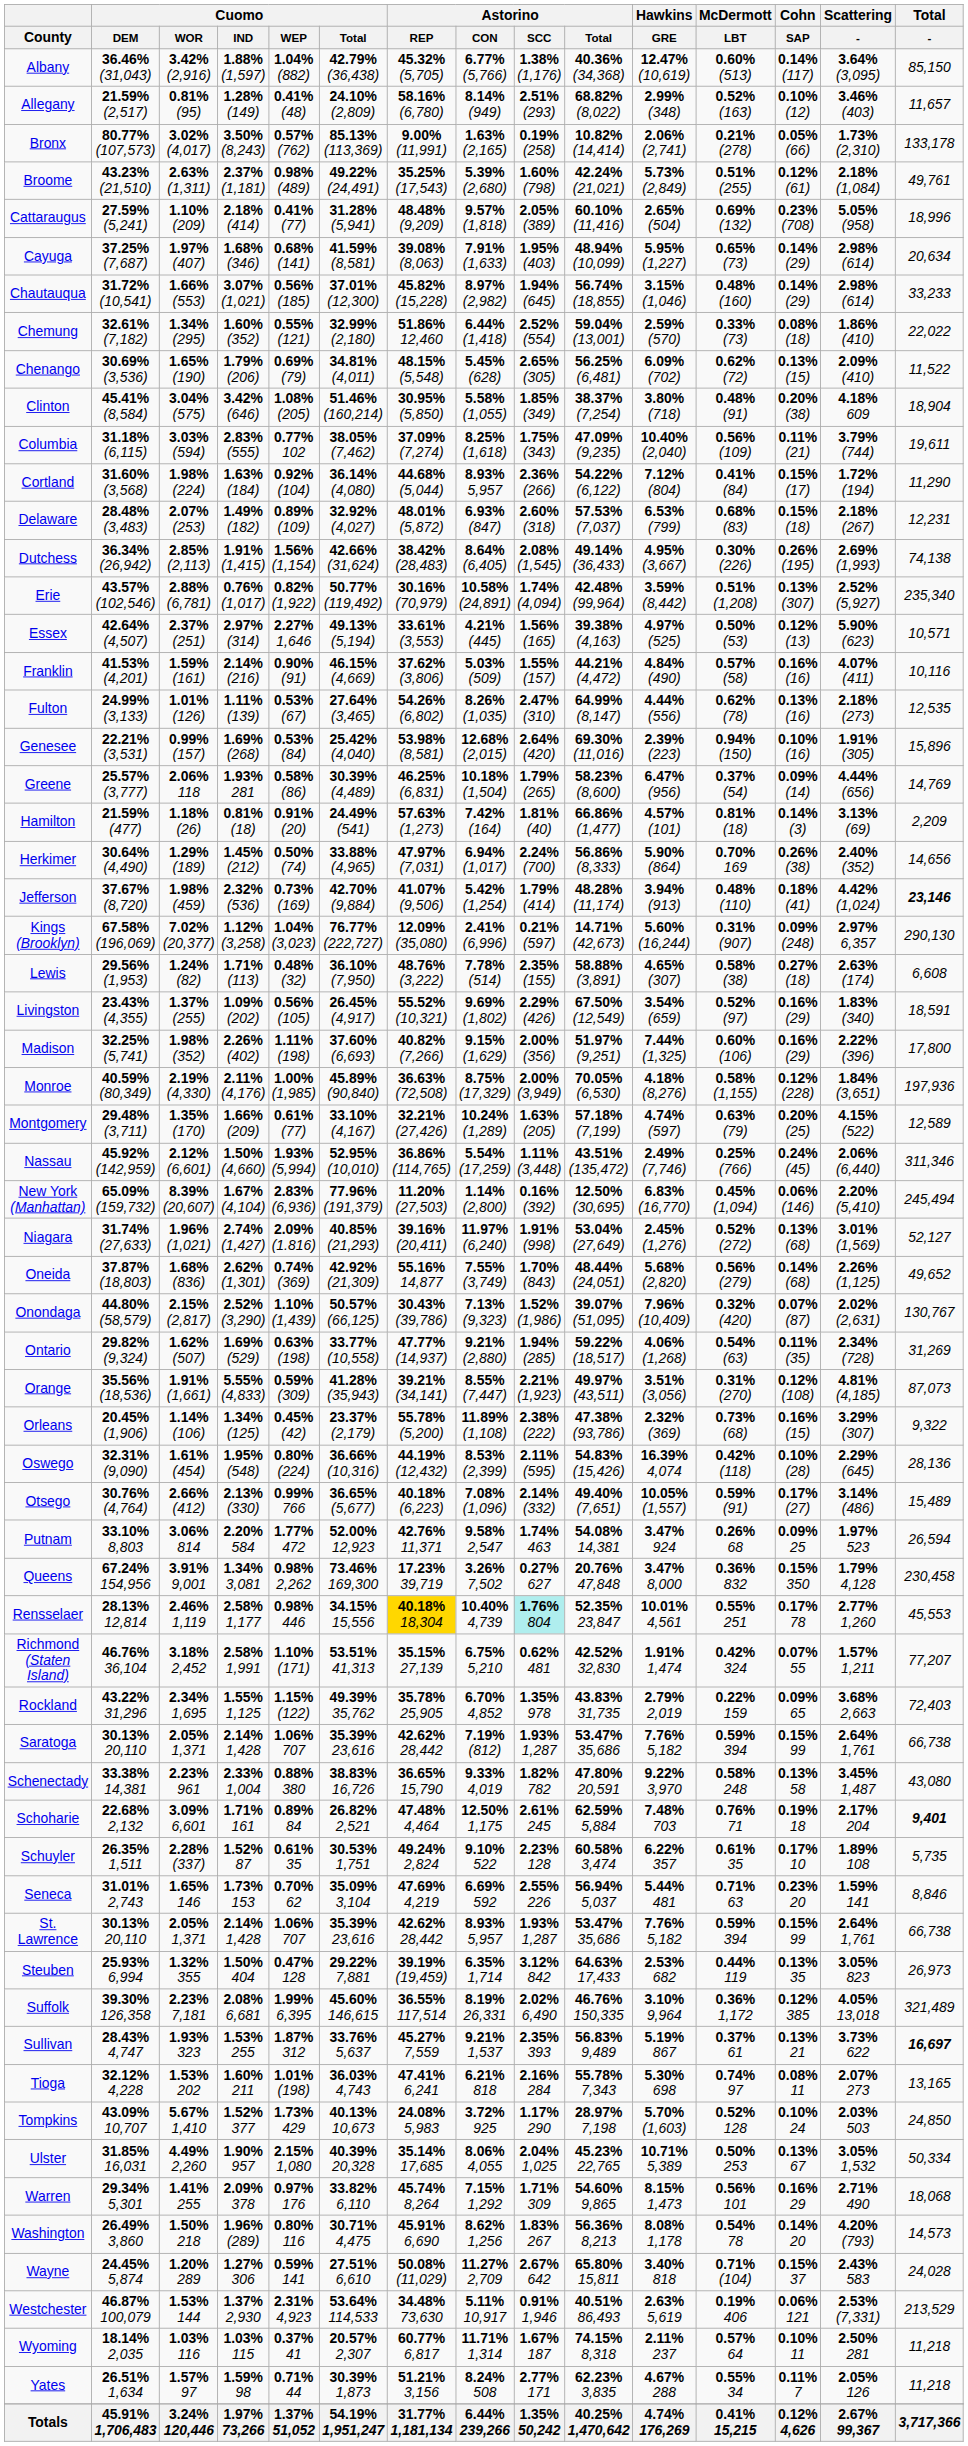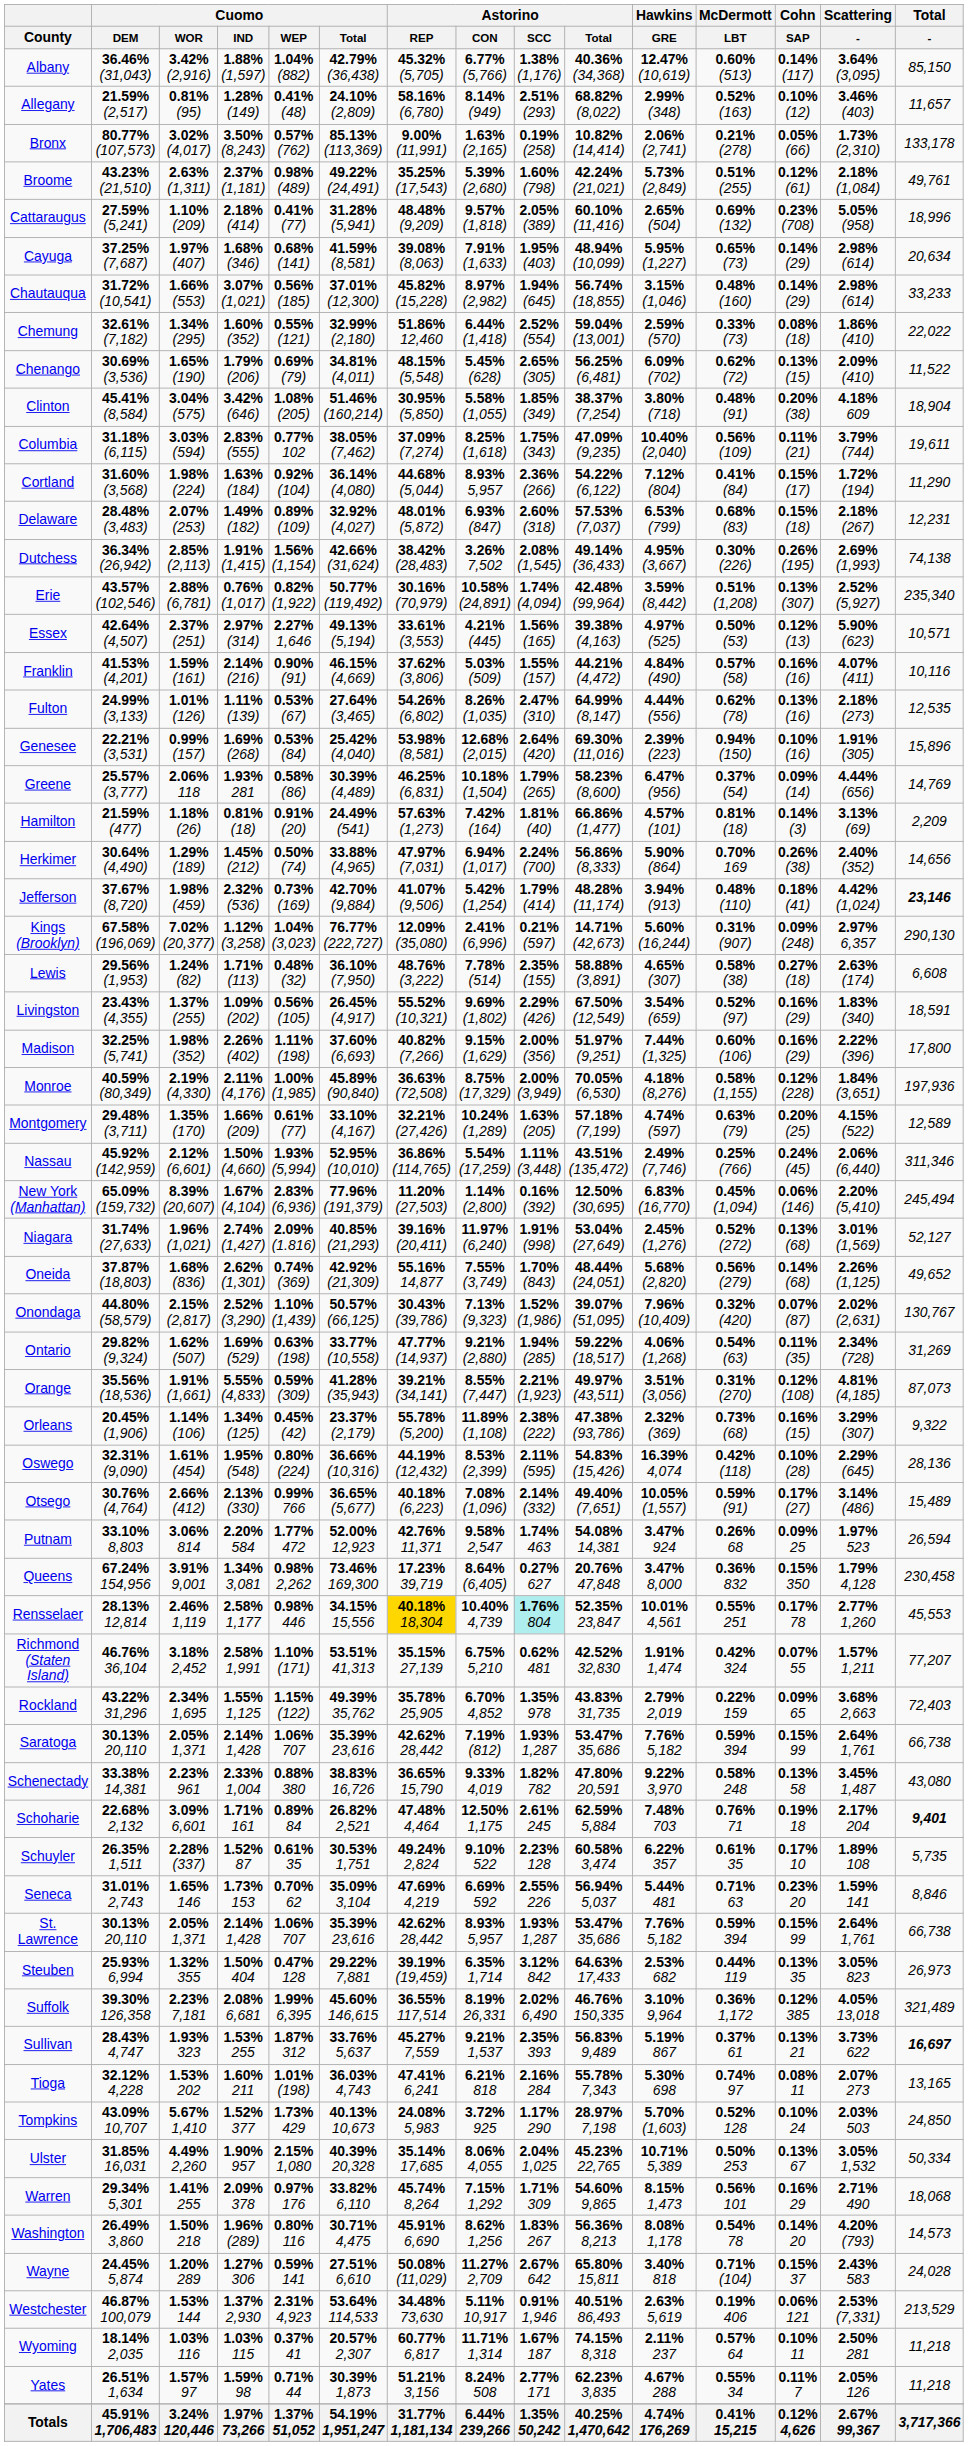(485, 558) 8.64% (6,405) -> (485, 558) 3.26% 7,502
(485, 1576) 3.26% 7,502 -> (485, 1576) 8.64% (6,405)
